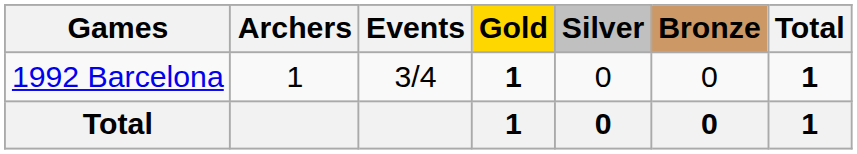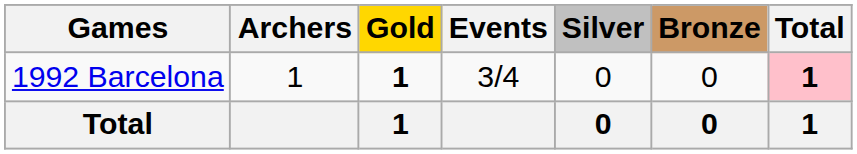columns swapped: (416, 28) <-> (514, 28)
(810, 76) no background -> (810, 76) pink background
